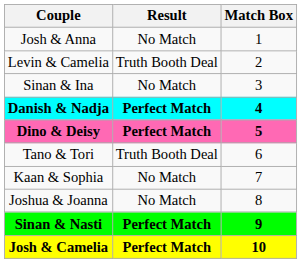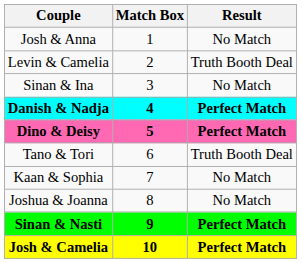columns swapped: (259, 16) <-> (167, 16)
